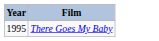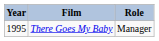+ column: (134, 12)
